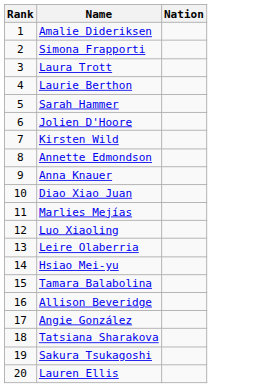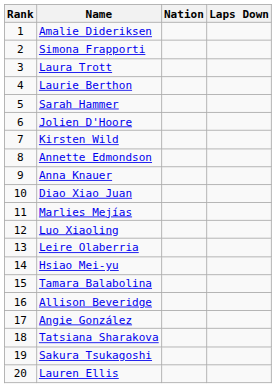+ column: (239, 13)
